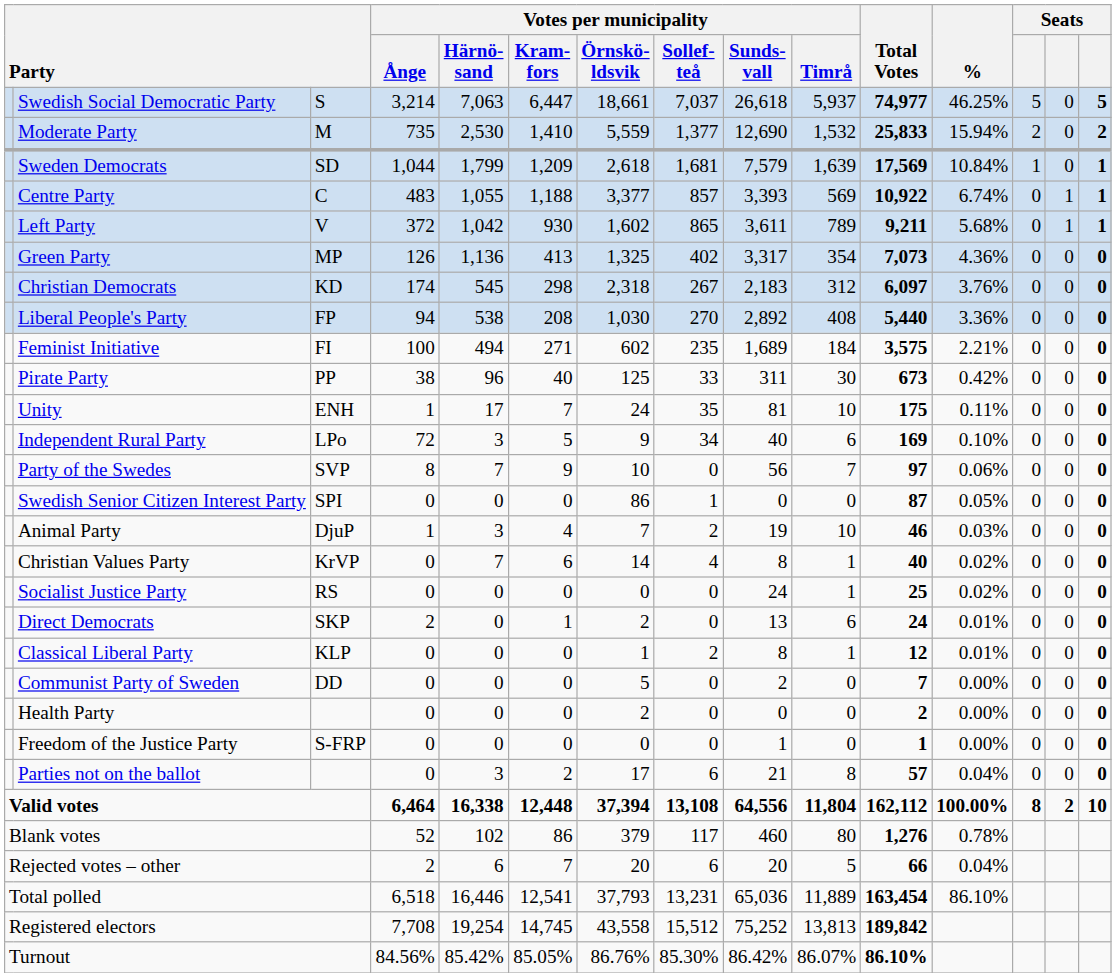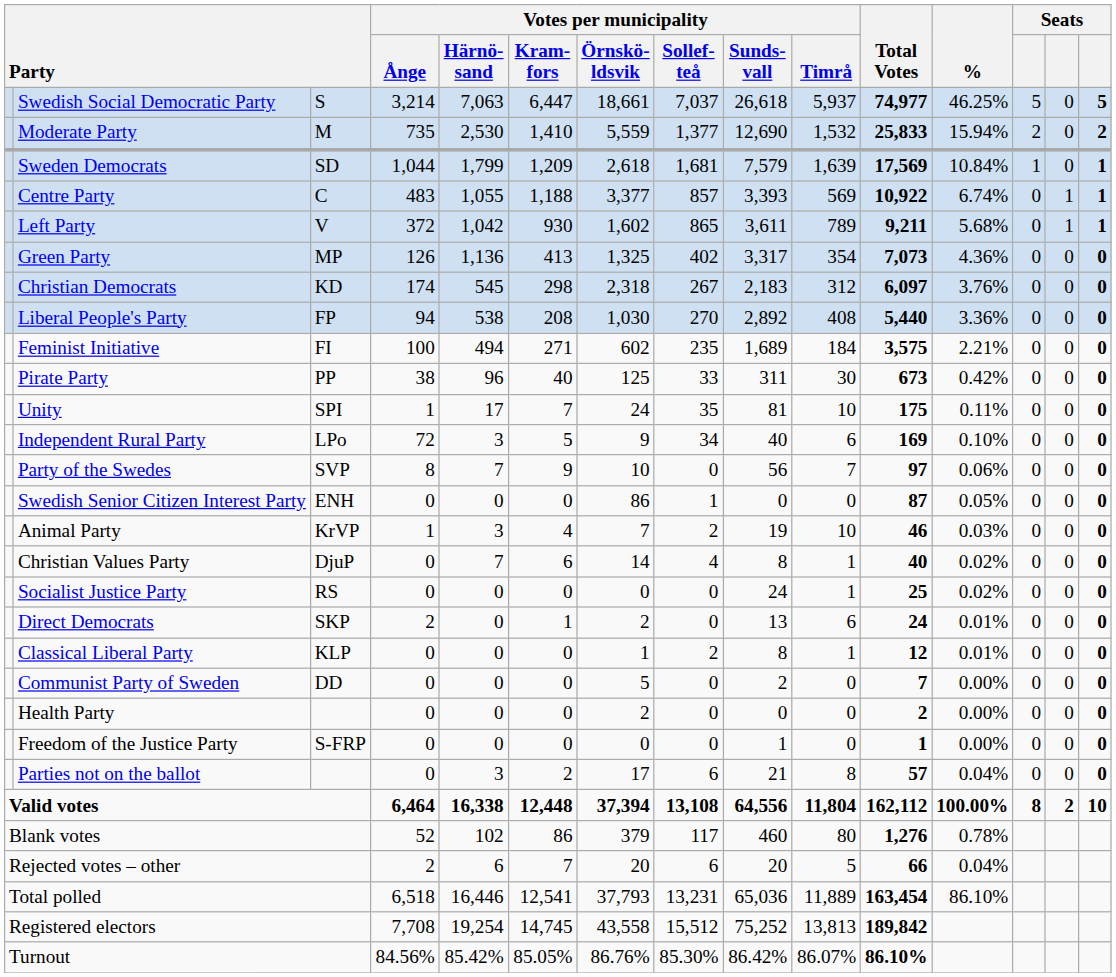(334, 409) ENH -> (329, 409) SPI
(329, 500) SPI -> (334, 500) ENH
(334, 530) DjuP -> (337, 530) KrVP
(337, 561) KrVP -> (334, 561) DjuP
